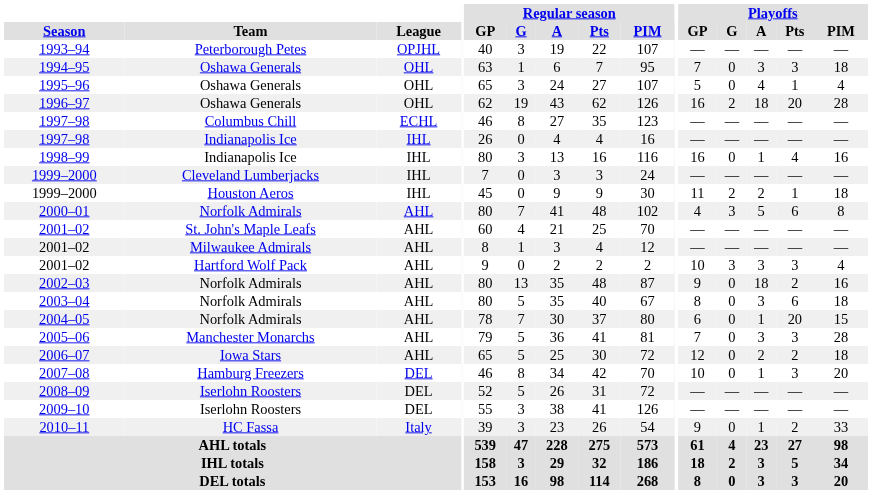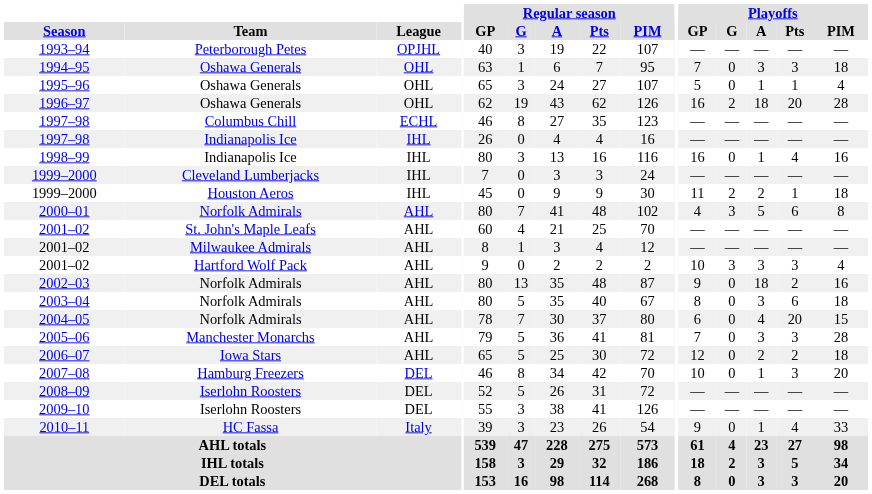(761, 85) 4 -> (761, 85) 1
(761, 319) 1 -> (761, 319) 4
(795, 427) 2 -> (795, 427) 4
